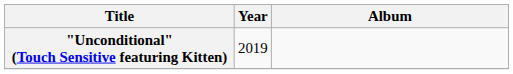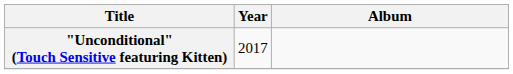(253, 48) 2019 -> (253, 48) 2017
